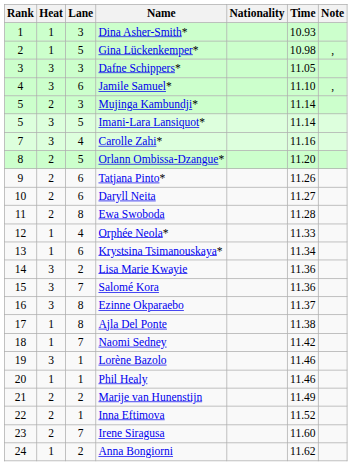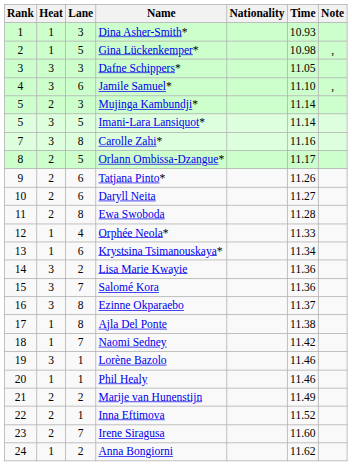(81, 141) 4 -> (81, 141) 8
(303, 159) 11.20 -> (303, 159) 11.17
